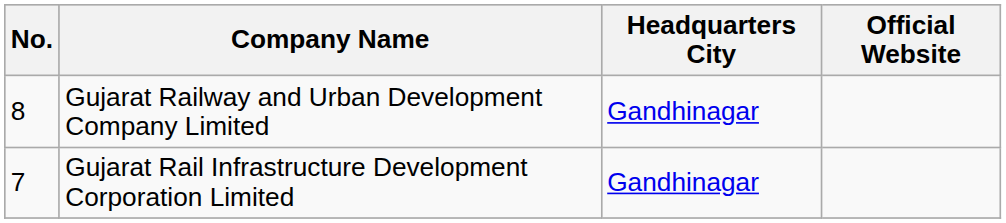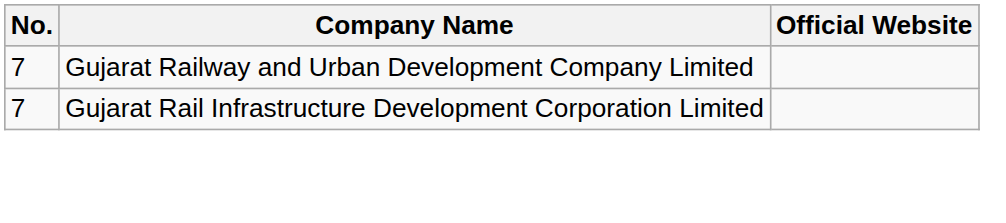- column: (711, 40)
(18, 111) 8 -> (18, 66) 7
